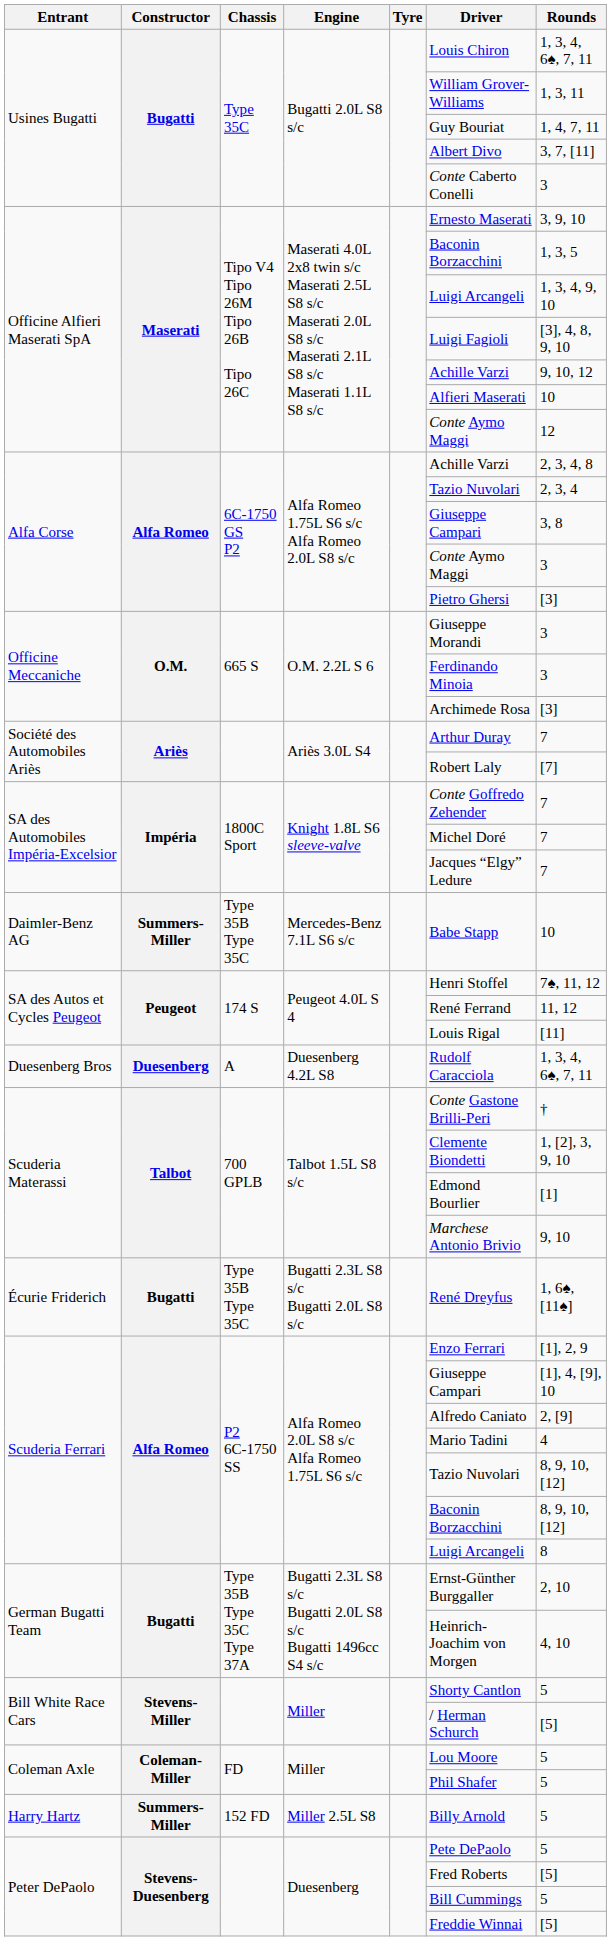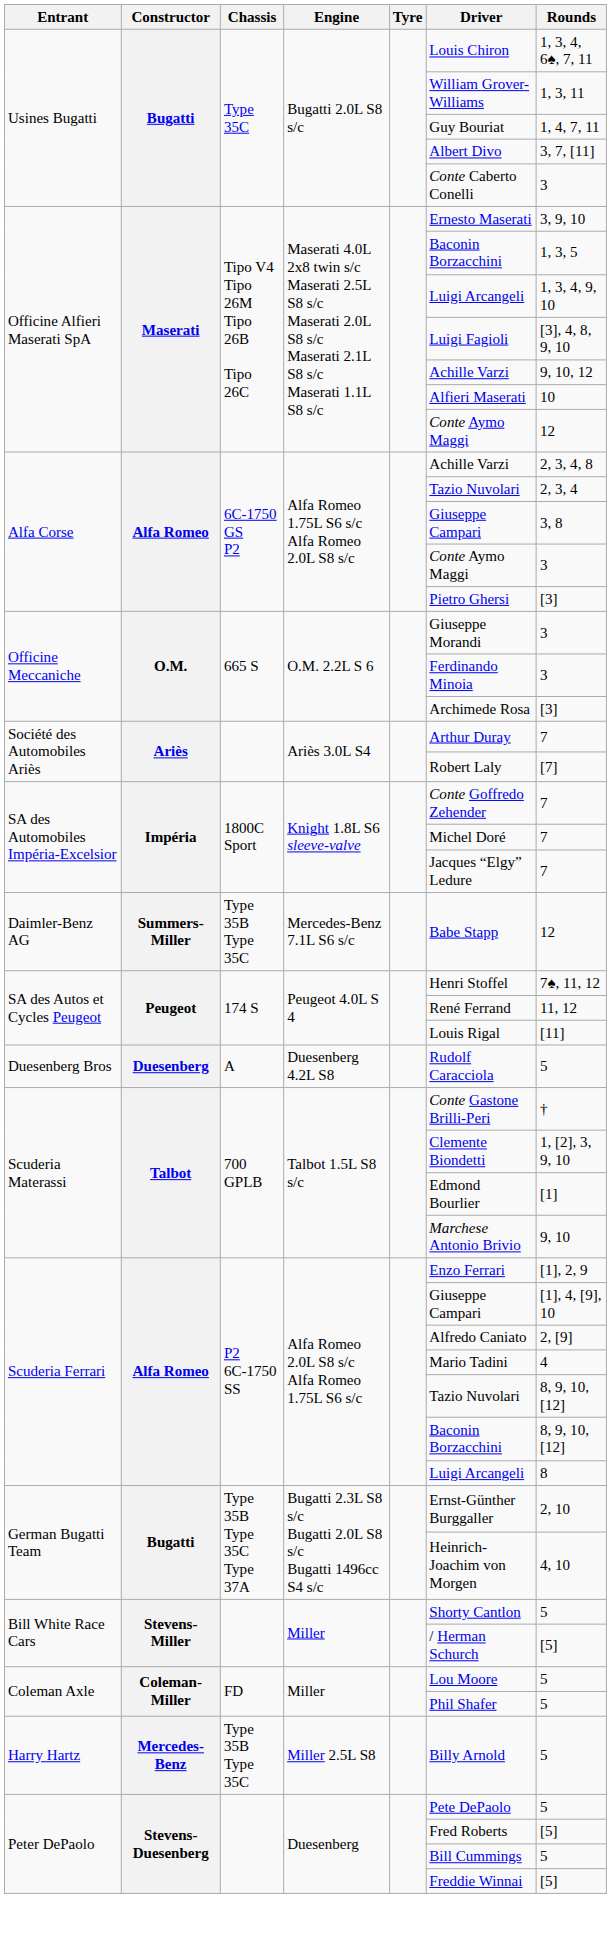(548, 931) 10 -> (548, 931) 12
(566, 1066) 1, 3, 4, 6♠, 7, 11 -> (544, 1066) 5
- row: (57, 1297)
(171, 1815) Summers-Miller -> (171, 1755) Mercedes-Benz
(247, 1815) 152 FD -> (239, 1755) Type 35B Type 35C
